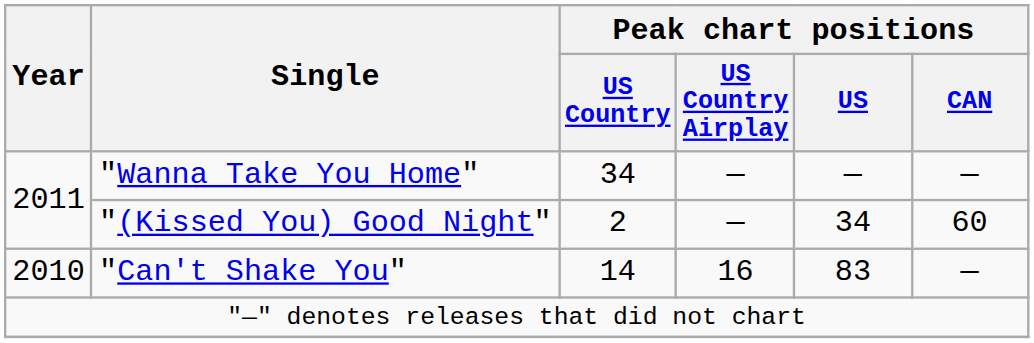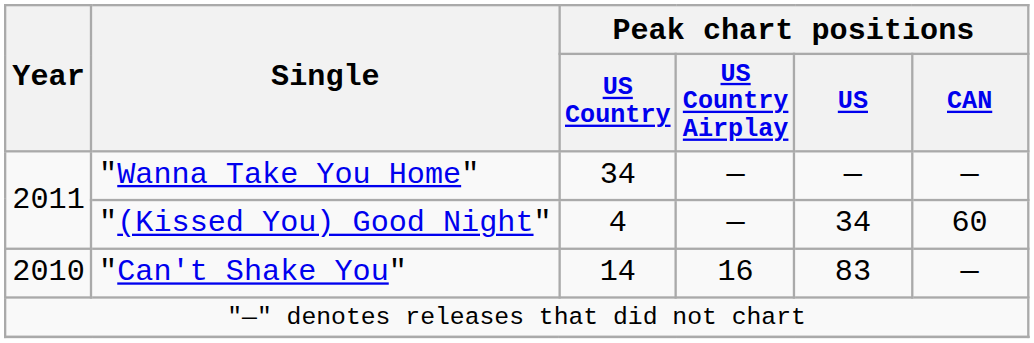(618, 224) 2 -> (618, 224) 4
